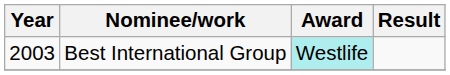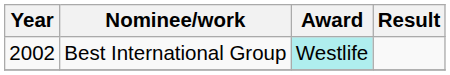(32, 53) 2003 -> (32, 53) 2002
